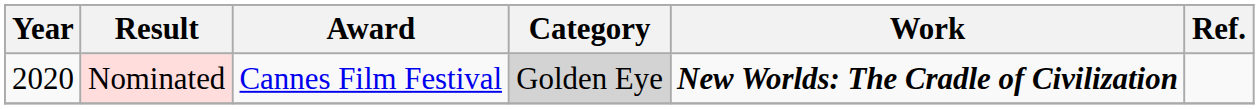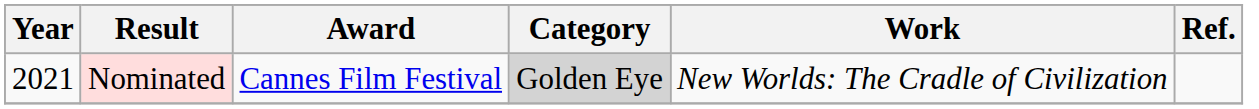(43, 77) 2020 -> (43, 77) 2021
(927, 77) bold -> (922, 77) normal
